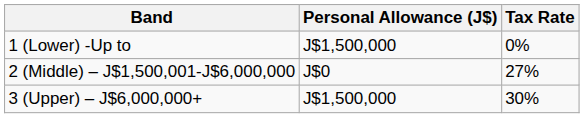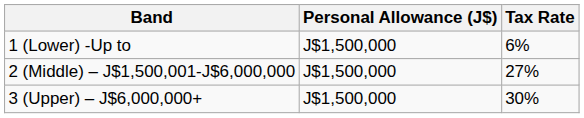(517, 44) 0% -> (517, 44) 6%
(317, 71) J$0 -> (350, 71) J$1,500,000
